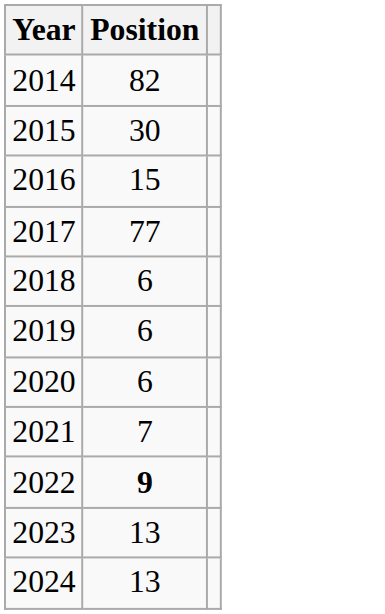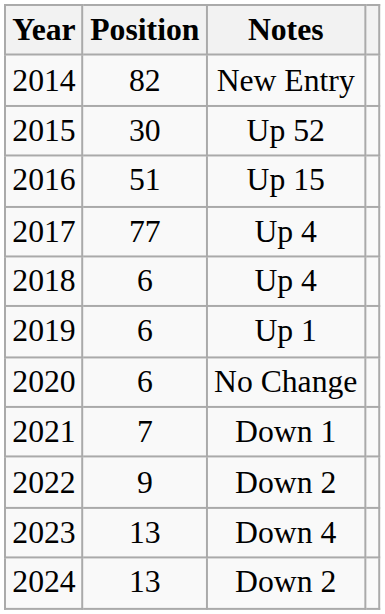+ column: (286, 29)
(145, 180) 15 -> (145, 180) 51
(145, 481) bold -> (145, 481) normal
